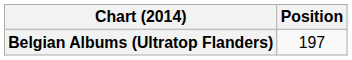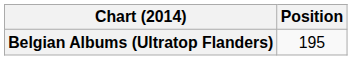(312, 42) 197 -> (312, 42) 195
